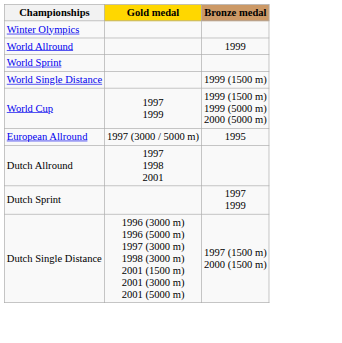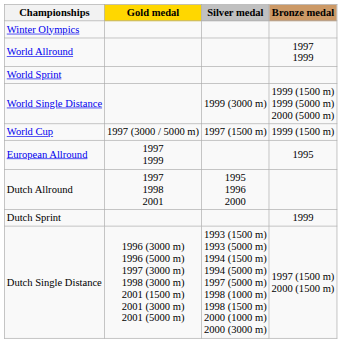+ column: (235, 12)
(235, 46) 1999 -> (303, 52) 1997 1999
(235, 79) 1999 (1500 m) -> (303, 103) 1999 (1500 m) 1999 (5000 m) 2000 (5000 m)
(153, 108) 1997 1999 -> (153, 132) 1997 (3000 / 5000 m)
(235, 108) 1999 (1500 m) 1999 (5000 m) 2000 (5000 m) -> (303, 132) 1999 (1500 m)
(153, 137) 1997 (3000 / 5000 m) -> (153, 154) 1997 1999
(235, 200) 1997 1999 -> (303, 218) 1999
